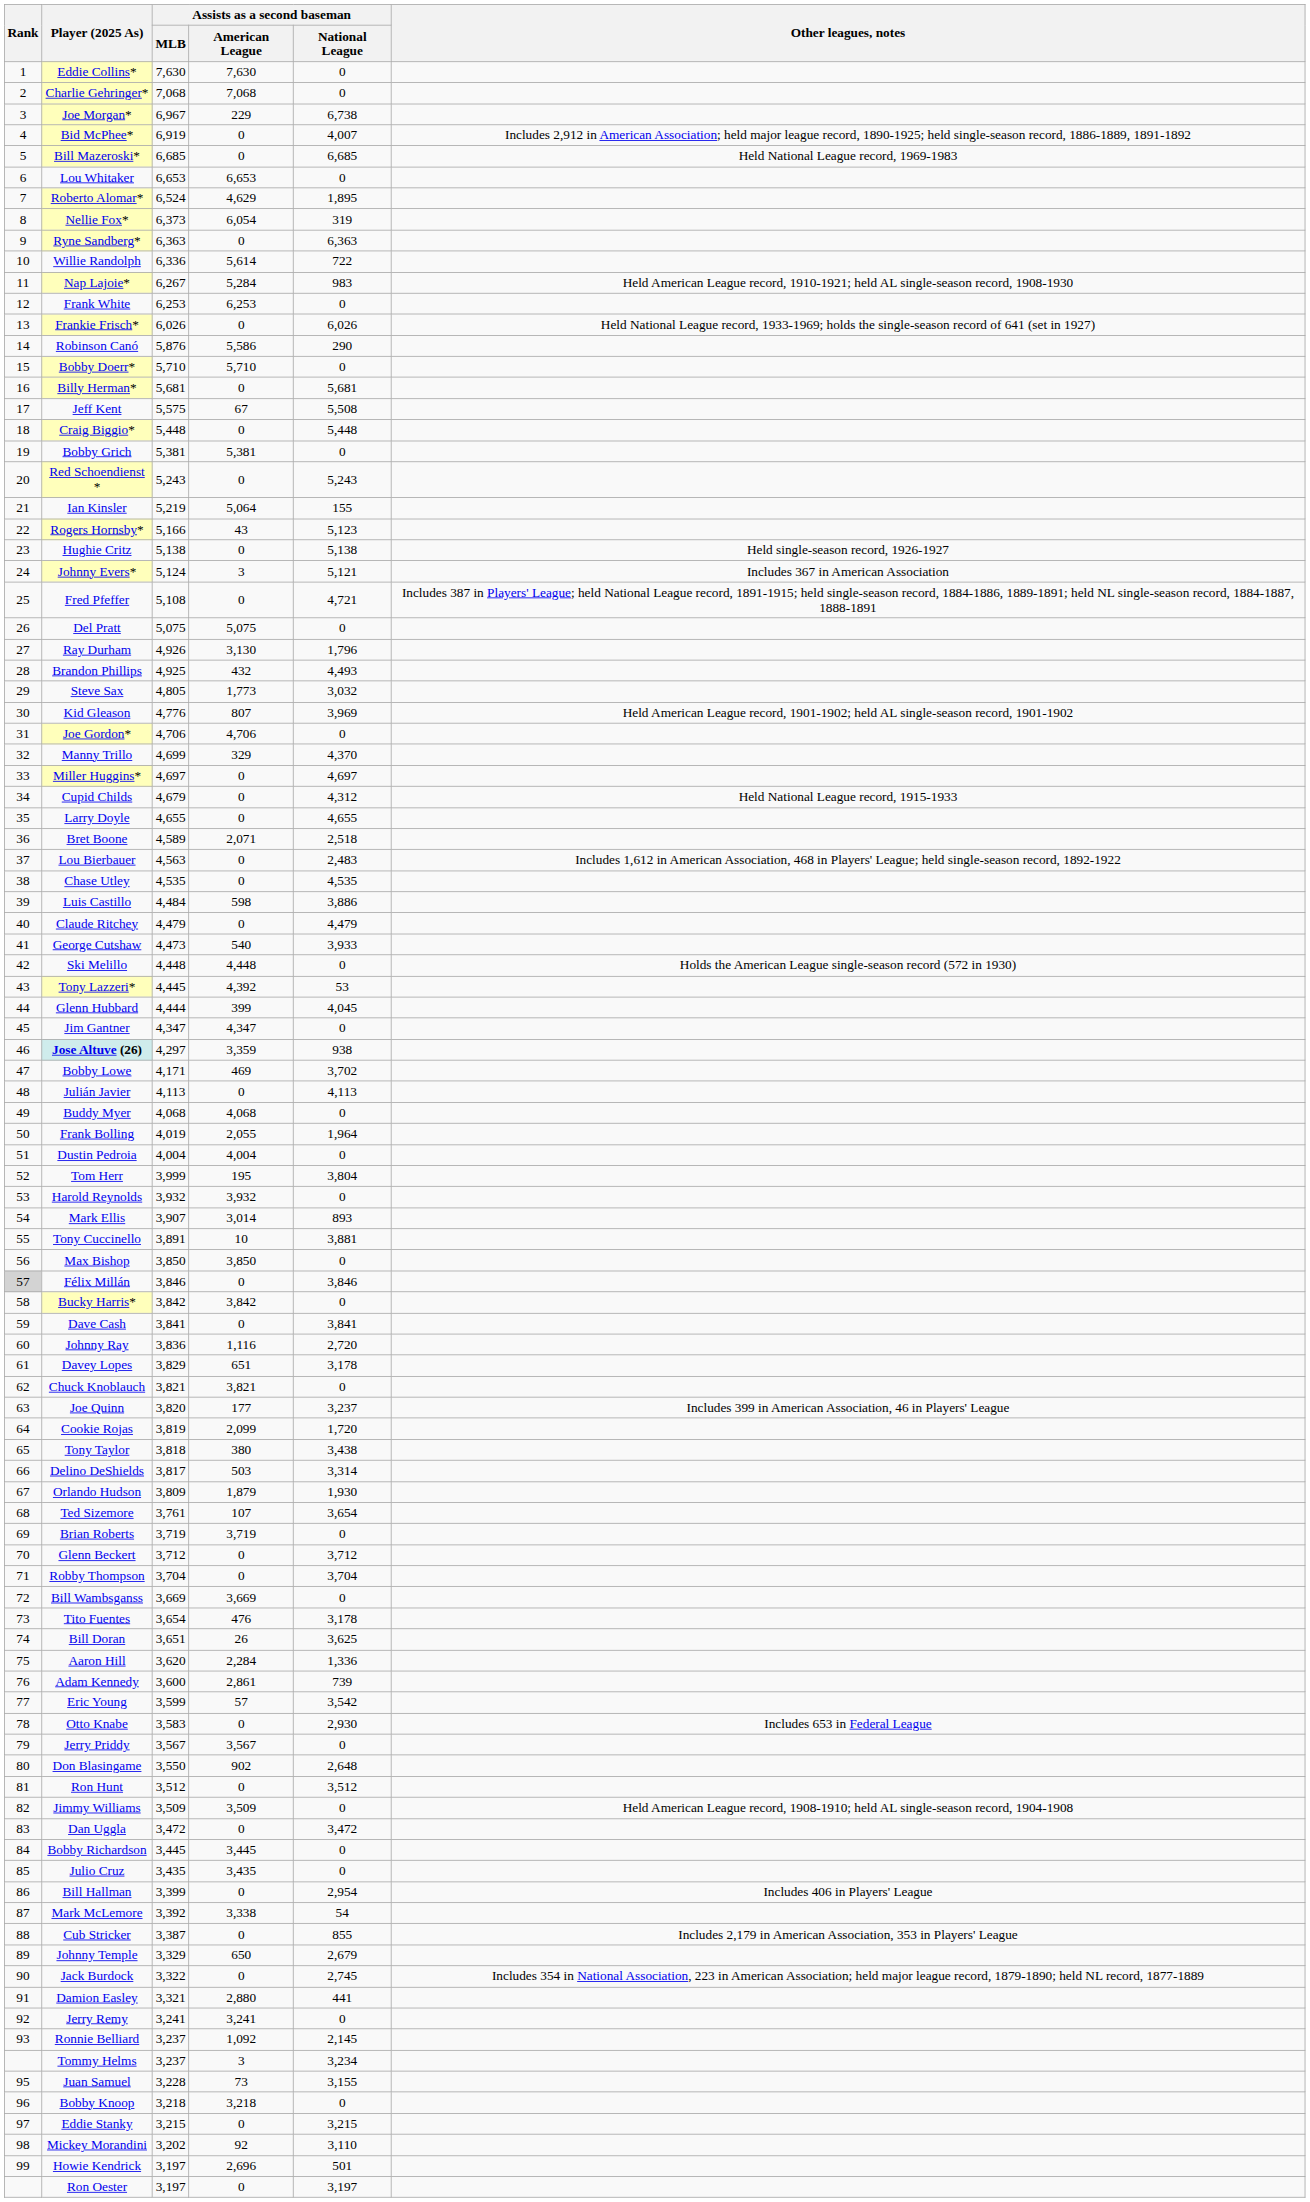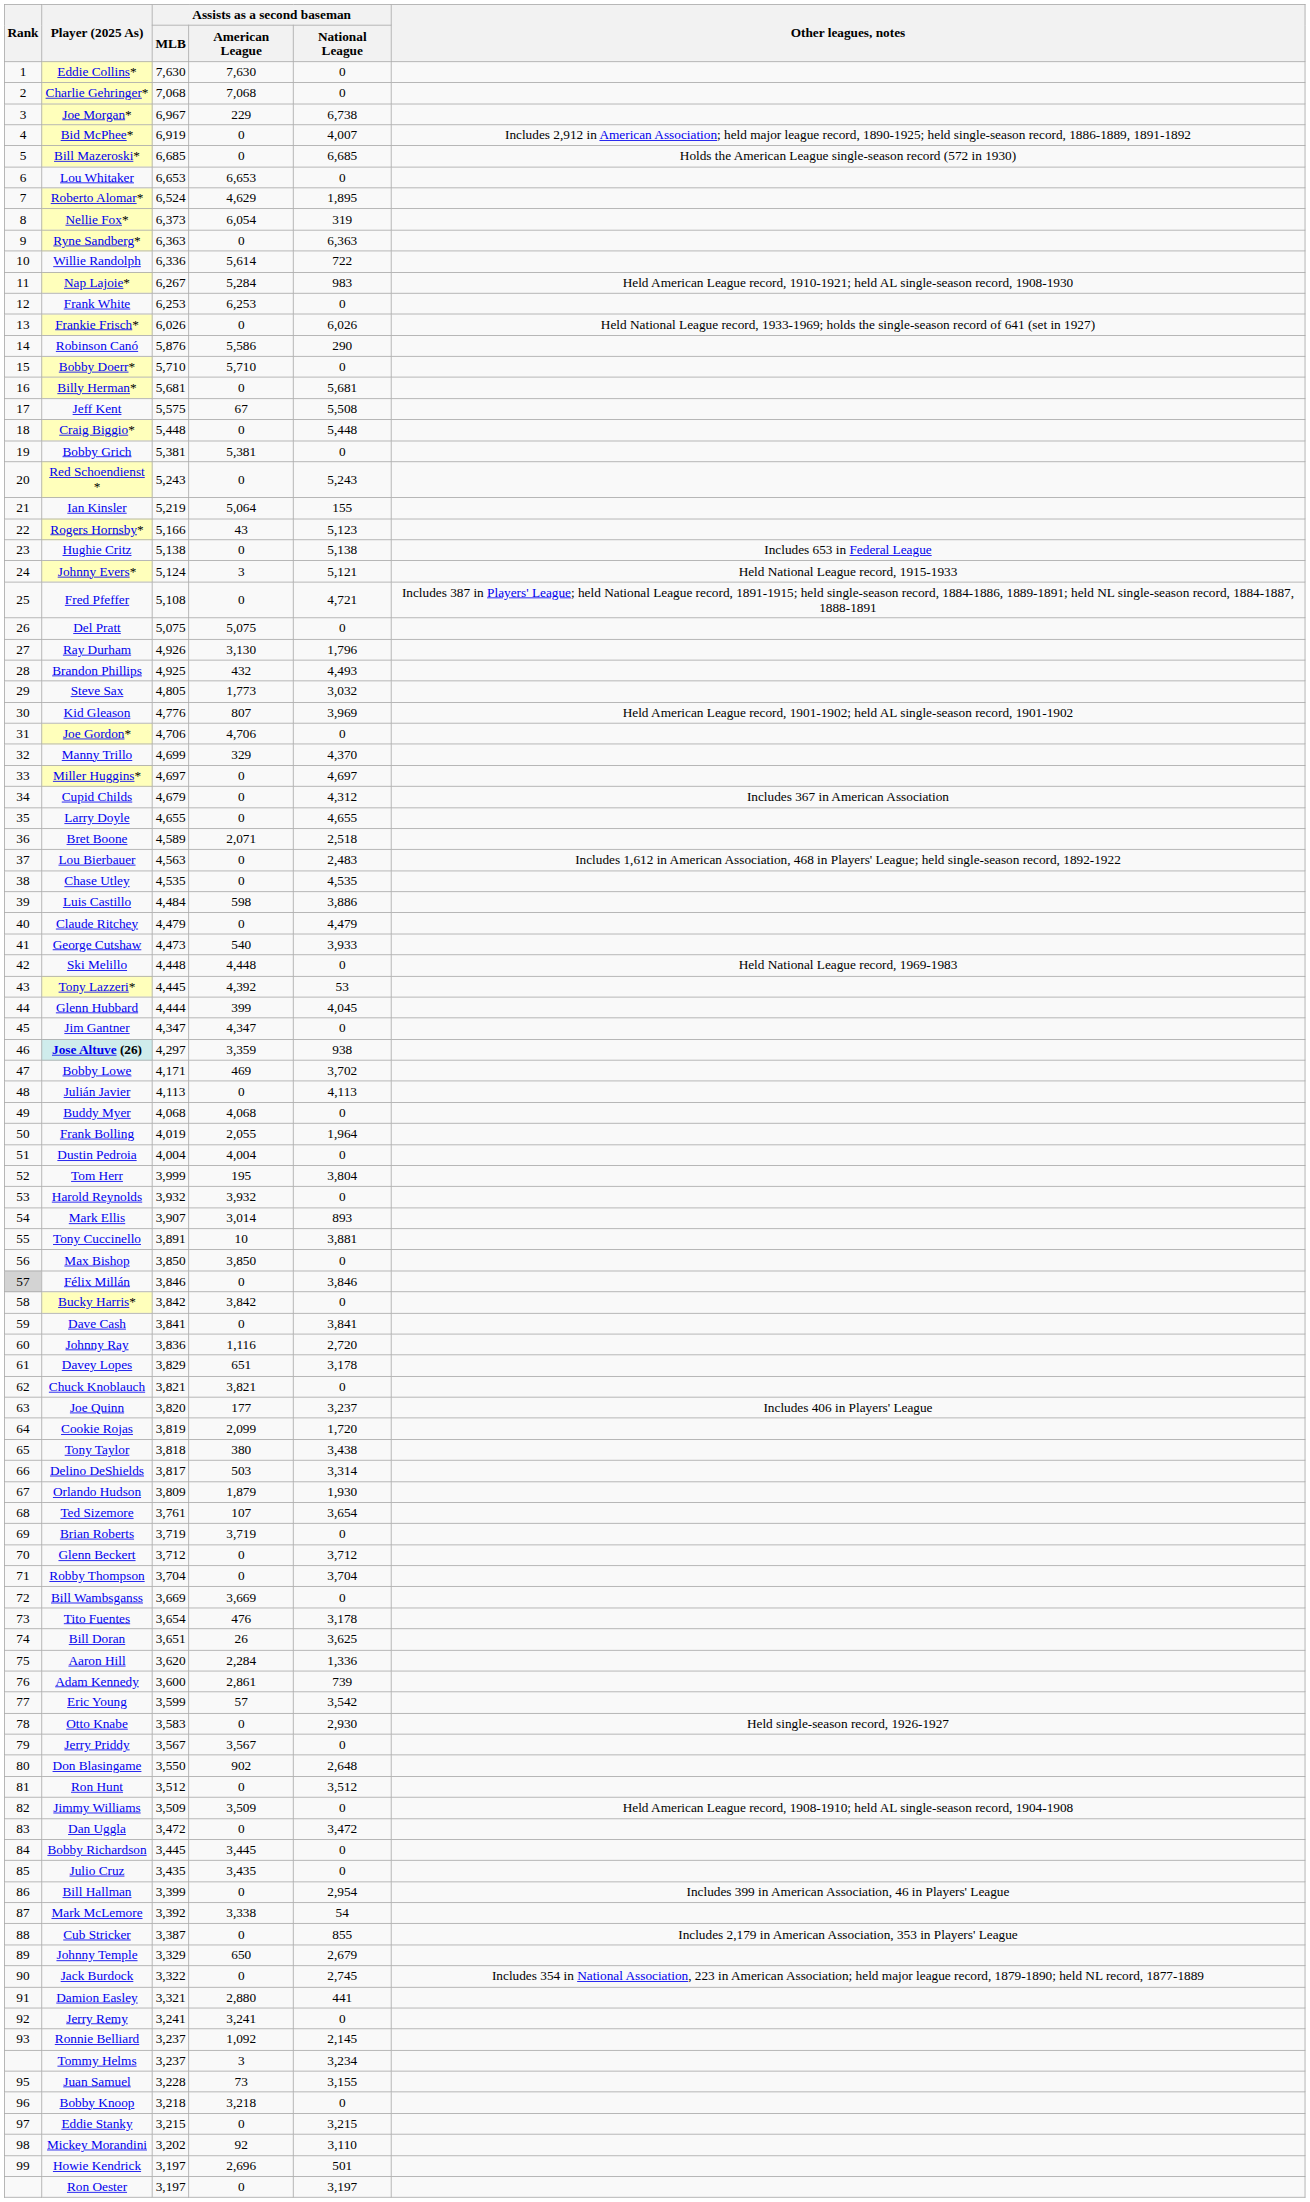(848, 156) Held National League record, 1969-1983 -> (848, 156) Holds the American League single-season record (572 in 1930)
(848, 550) Held single-season record, 1926-1927 -> (848, 550) Includes 653 in Federal League
(848, 571) Includes 367 in American Association -> (848, 571) Held National League record, 1915-1933
(848, 796) Held National League record, 1915-1933 -> (848, 796) Includes 367 in American Association
(848, 965) Holds the American League single-season record (572 in 1930) -> (848, 965) Held National League record, 1969-1983
(848, 1407) Includes 399 in American Association, 46 in Players' League -> (848, 1407) Includes 406 in Players' League
(848, 1723) Includes 653 in Federal League -> (848, 1723) Held single-season record, 1926-1927
(848, 1892) Includes 406 in Players' League -> (848, 1892) Includes 399 in American Association, 46 in Players' League
